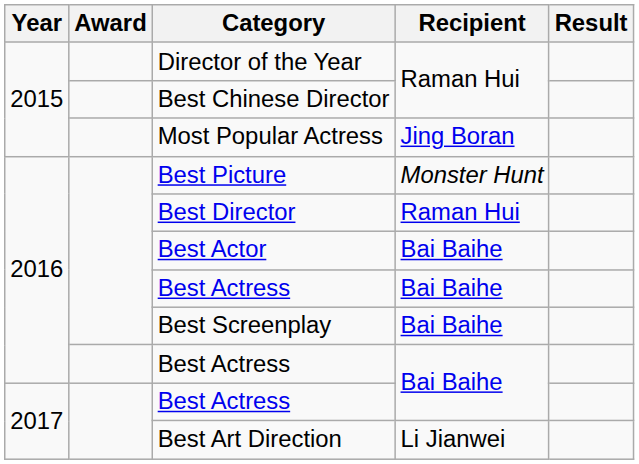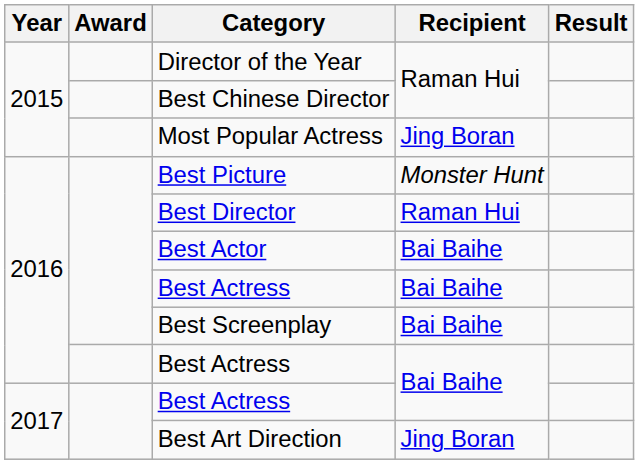(453, 439) Li Jianwei -> (458, 439) Jing Boran
